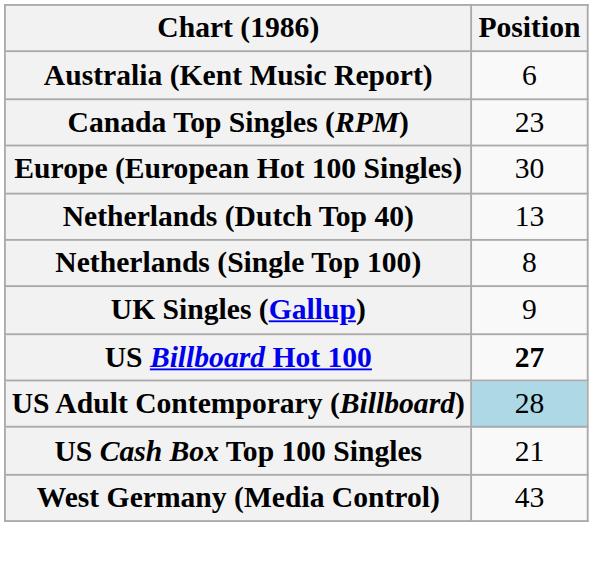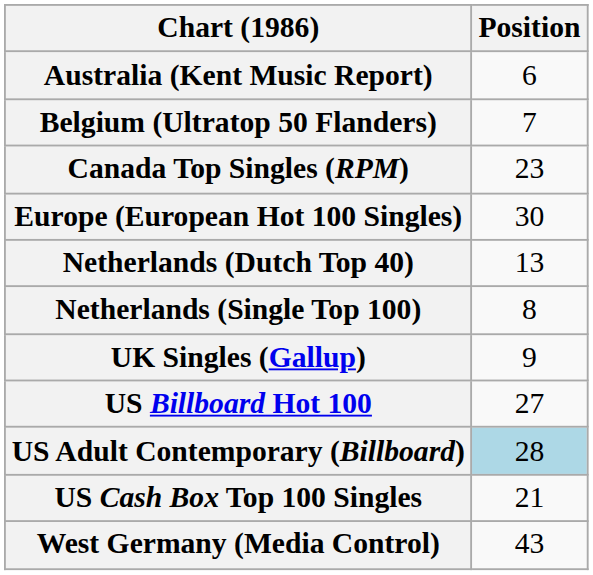+ row: (238, 121)
(529, 356) bold -> (529, 403) normal
